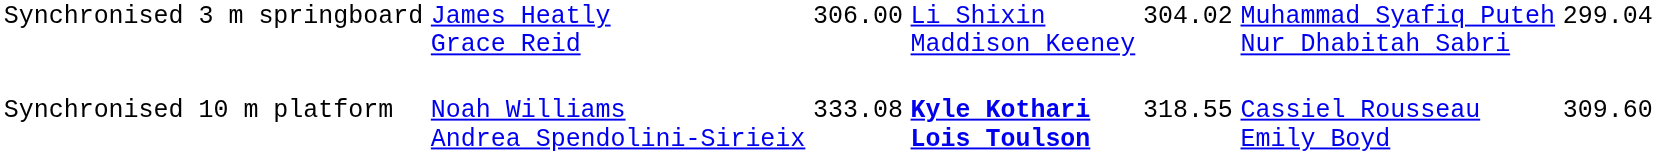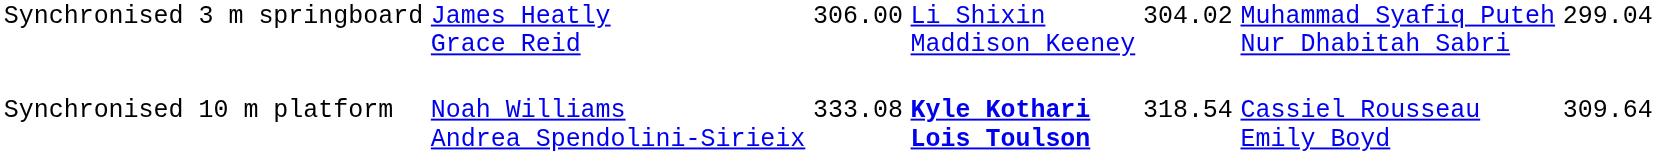(1188, 110) 318.55 -> (1188, 110) 318.54
(1608, 110) 309.60 -> (1608, 110) 309.64
